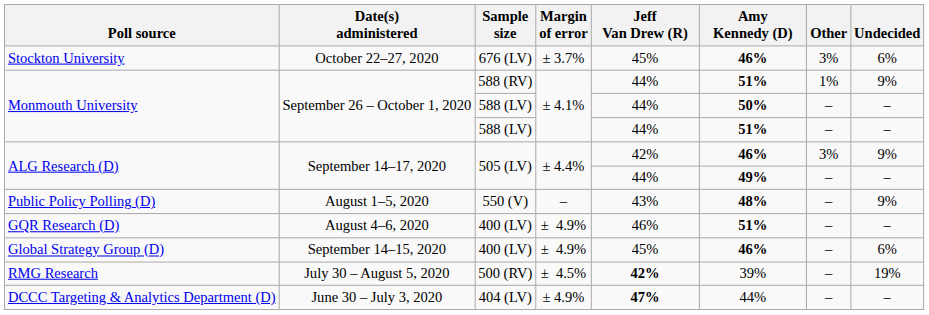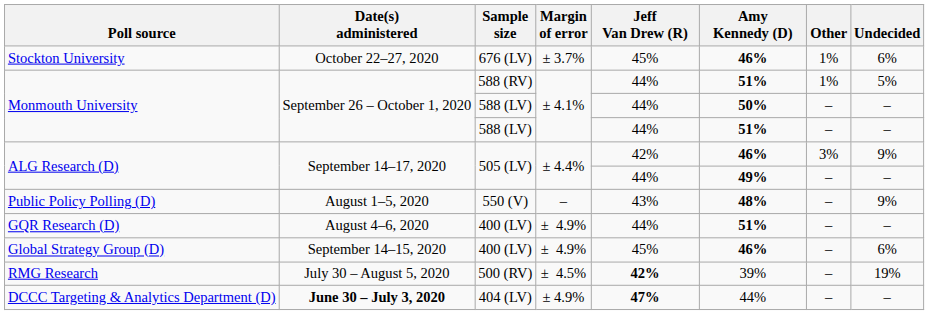(829, 58) 3% -> (829, 58) 1%
(887, 82) 9% -> (887, 82) 5%
(645, 225) 46% -> (645, 225) 44%
(377, 297) normal -> (377, 297) bold
